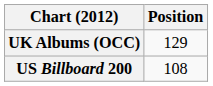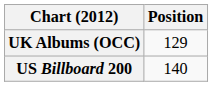(176, 68) 108 -> (176, 68) 140
